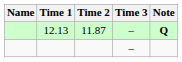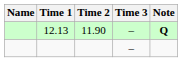(94, 30) 11.87 -> (94, 30) 11.90
